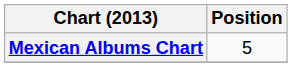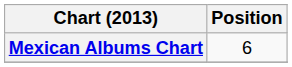(247, 47) 5 -> (247, 47) 6
